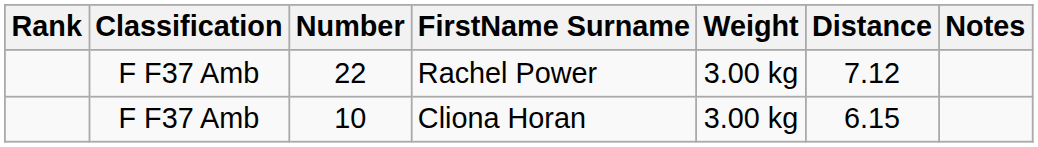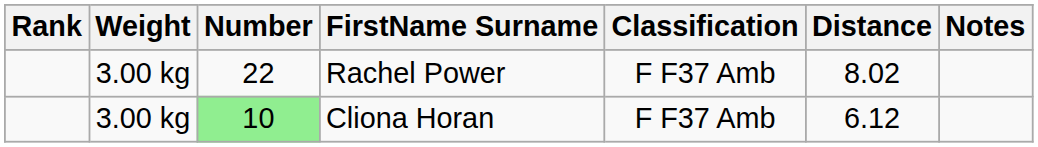columns swapped: (751, 27) <-> (189, 27)
(872, 73) 7.12 -> (872, 73) 8.02
(350, 118) no background -> (258, 118) lightgreen background
(872, 118) 6.15 -> (872, 118) 6.12
